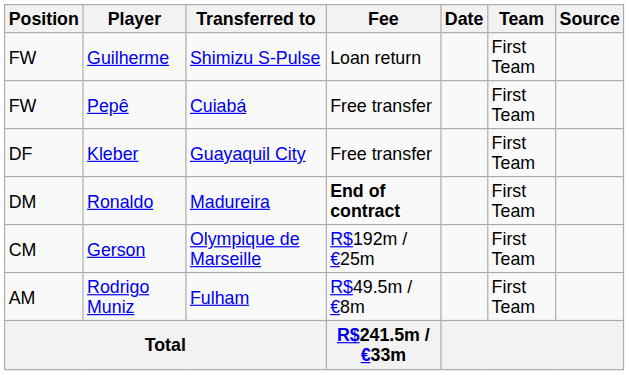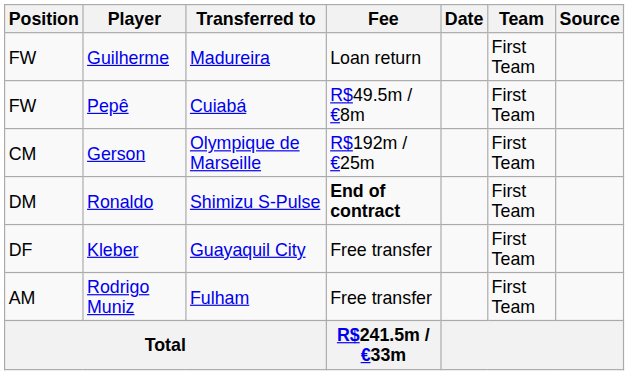(255, 57) Shimizu S-Pulse -> (230, 57) Madureira
(381, 105) Free transfer -> (371, 105) R$49.5m / €8m
rows swapped: (116, 249) <-> (113, 153)
(230, 201) Madureira -> (255, 201) Shimizu S-Pulse
(371, 297) R$49.5m / €8m -> (381, 297) Free transfer
